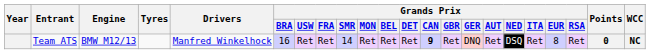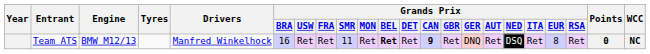(347, 42) 14 -> (347, 42) 11
(389, 42) normal -> (389, 42) bold
